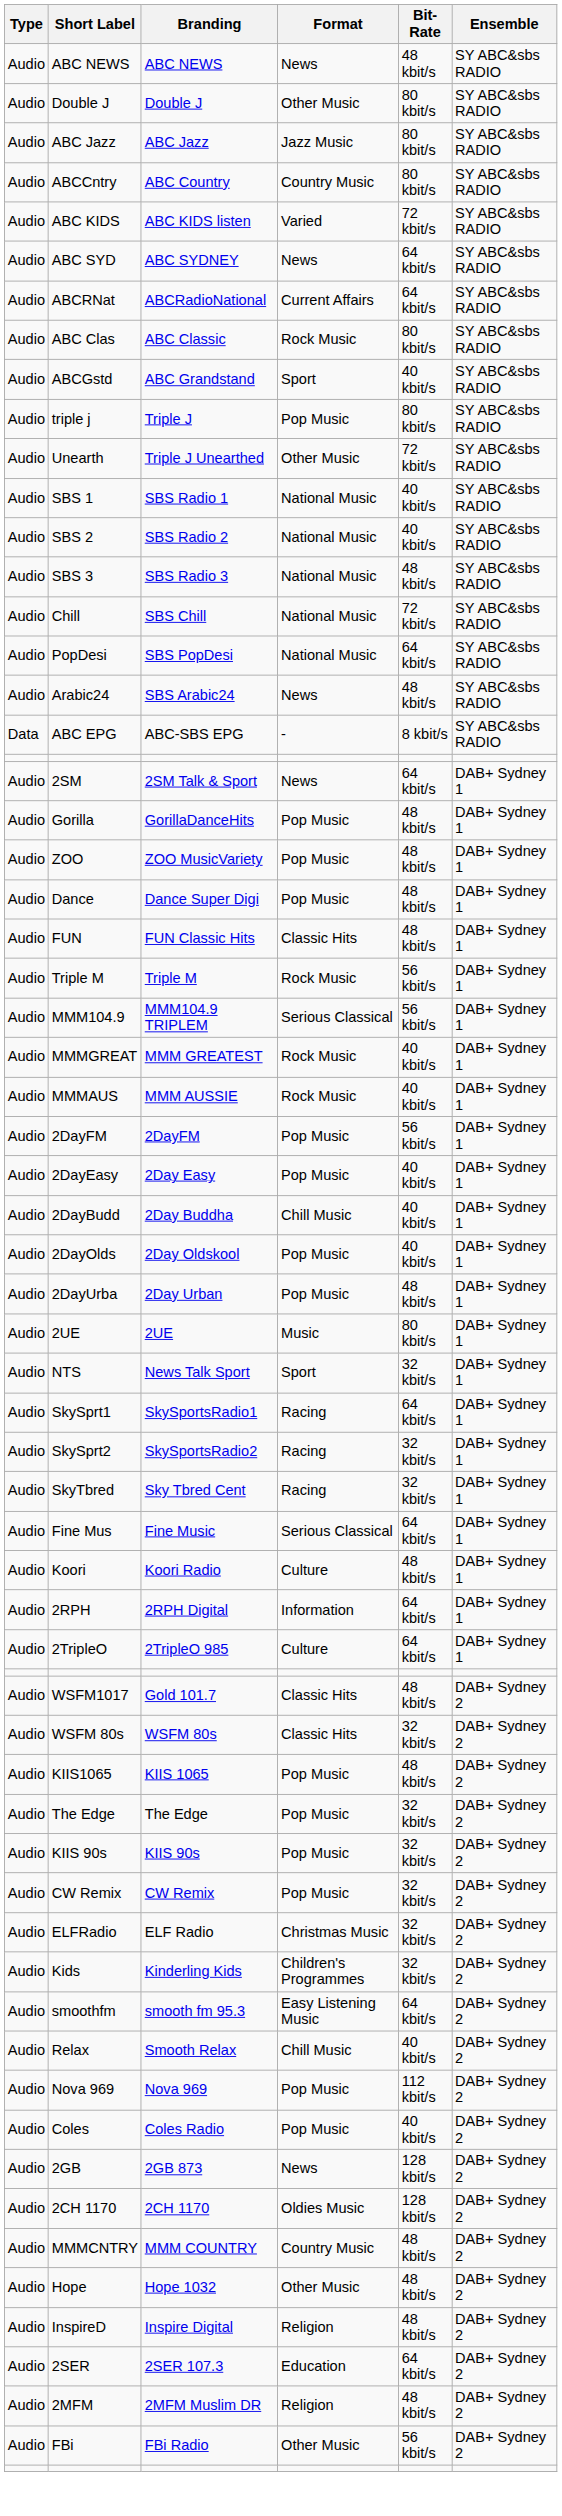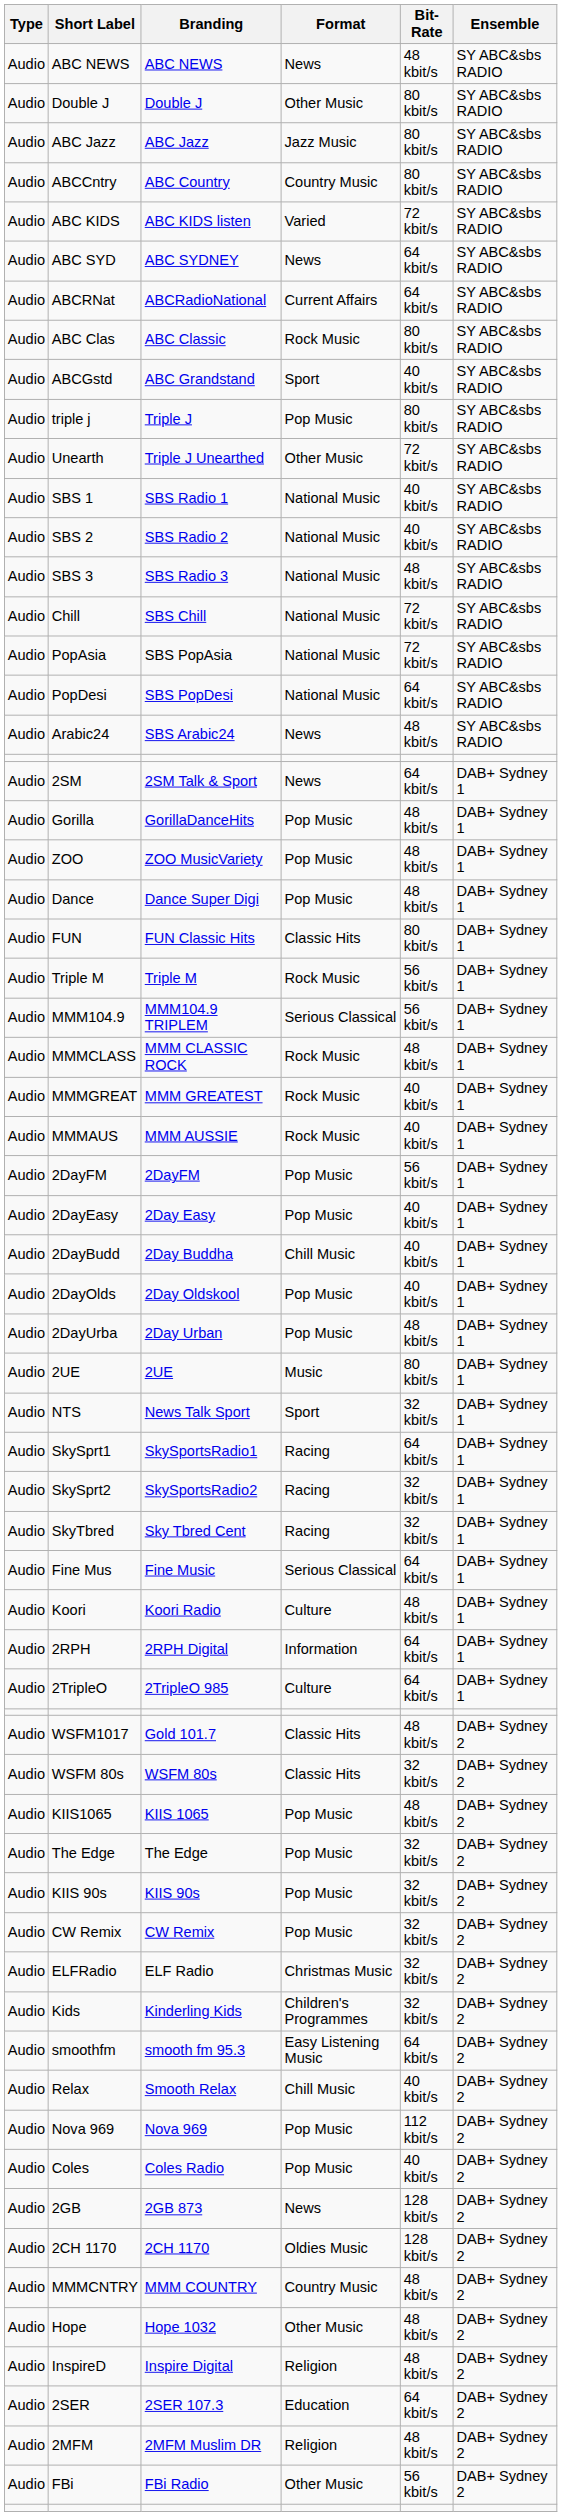+ row: (79, 655)
- row: (84, 734)
(419, 938) 48 kbit/s -> (421, 938) 80 kbit/s
+ row: (94, 1057)
